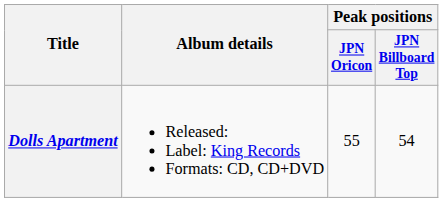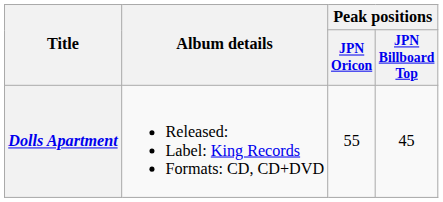(407, 141) 54 -> (407, 141) 45
